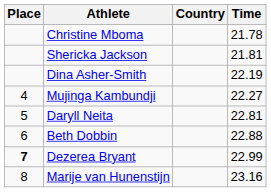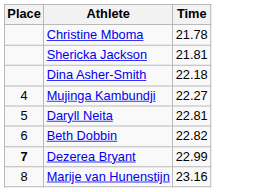- column: (200, 14)
(247, 75) 22.19 -> (192, 75) 22.18
(247, 136) 22.88 -> (192, 136) 22.82
